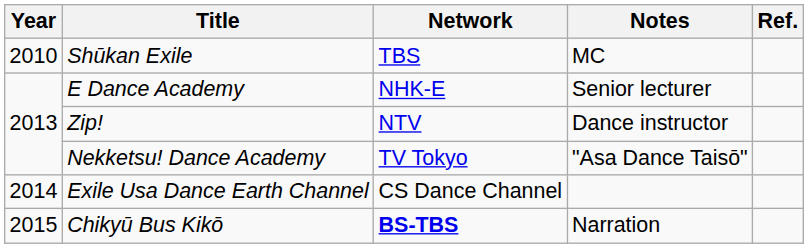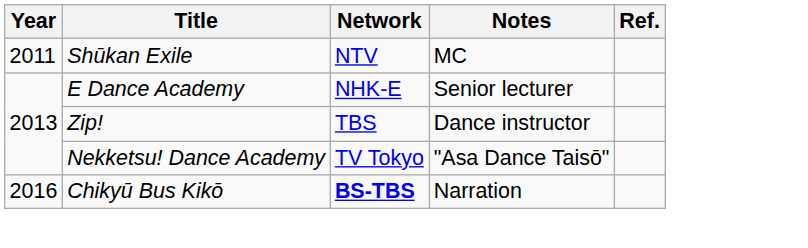(33, 55) 2010 -> (33, 55) 2011
(399, 55) TBS -> (356, 55) NTV
(400, 123) NTV -> (356, 123) TBS
- row: (218, 191)
(33, 225) 2015 -> (33, 191) 2016
